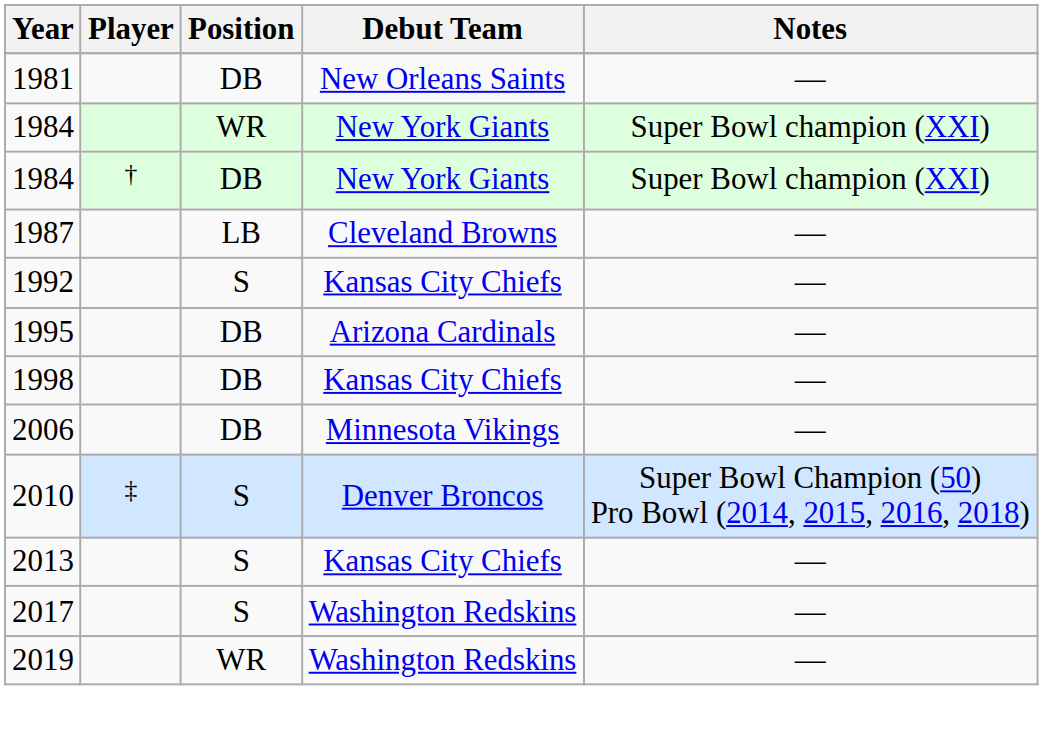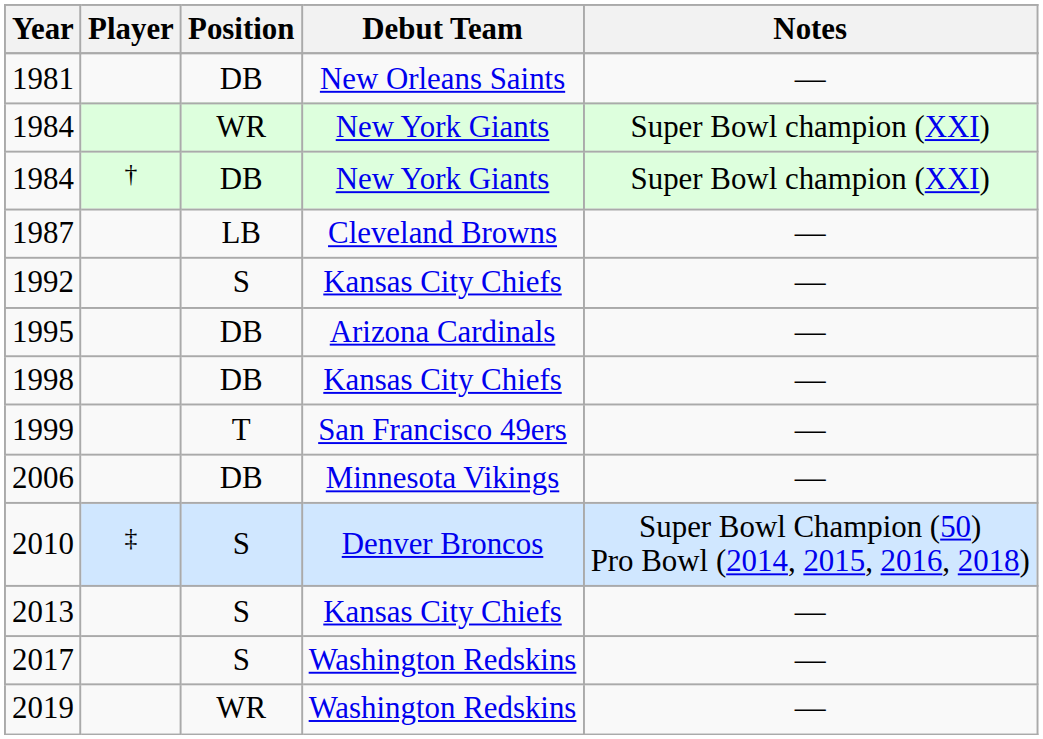+ row: (43, 429)
